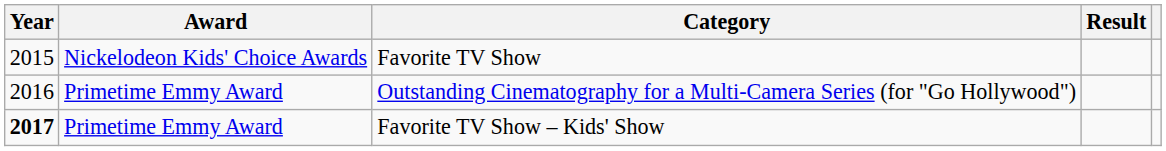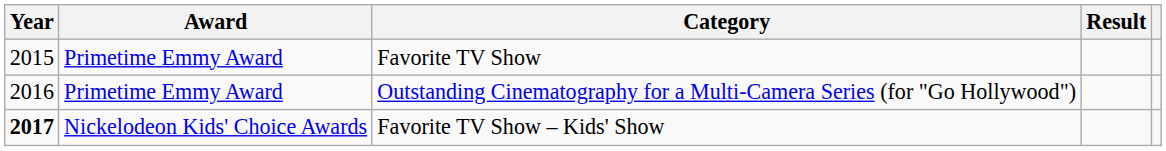(216, 57) Nickelodeon Kids' Choice Awards -> (173, 57) Primetime Emmy Award
(173, 127) Primetime Emmy Award -> (216, 127) Nickelodeon Kids' Choice Awards
